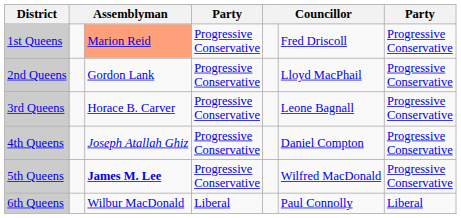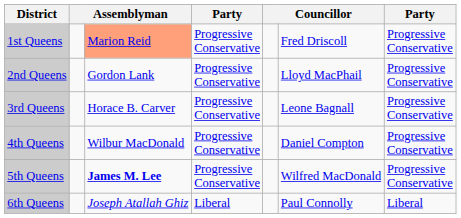(138, 142) Joseph Atallah Ghiz -> (136, 142) Wilbur MacDonald
(136, 203) Wilbur MacDonald -> (138, 203) Joseph Atallah Ghiz
